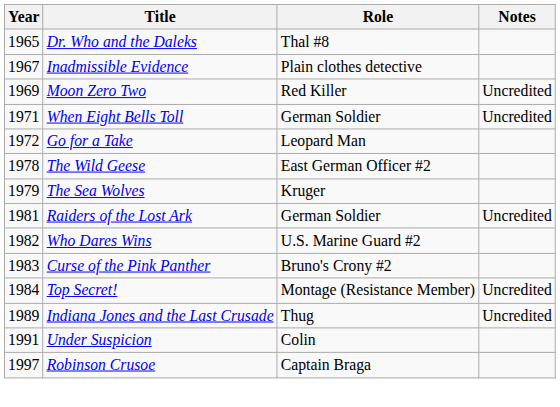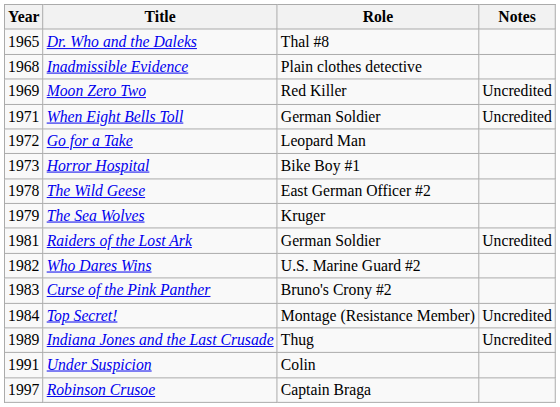(24, 66) 1967 -> (24, 66) 1968
+ row: (98, 166)
